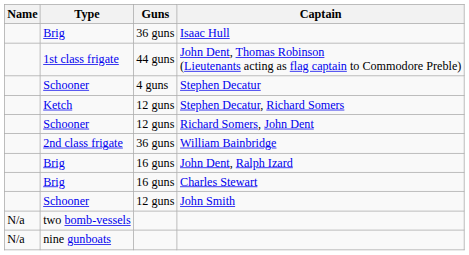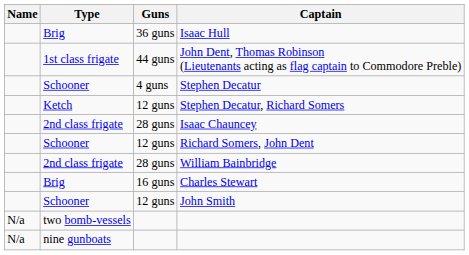+ row: (83, 124)
(155, 143) 36 guns -> (155, 162) 28 guns
- row: (54, 162)
